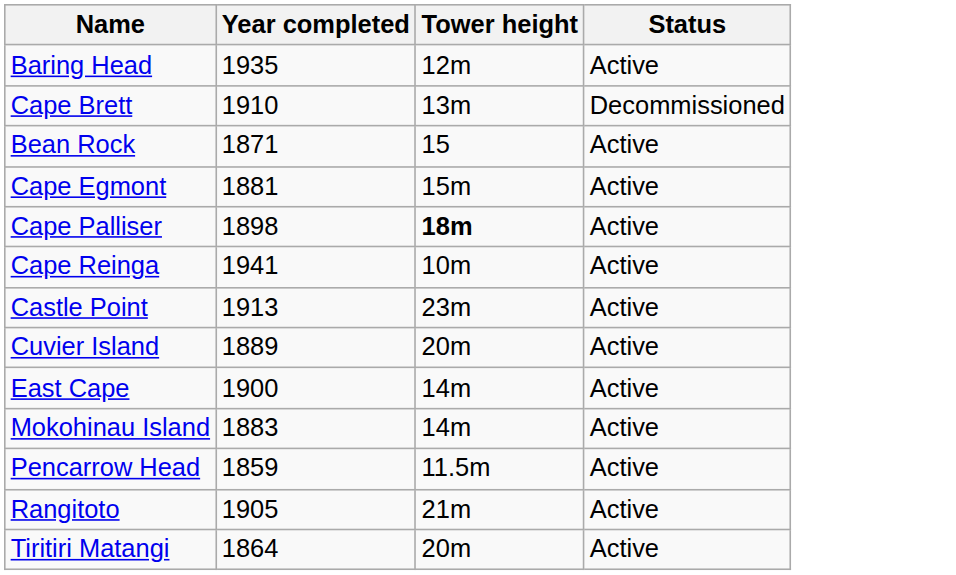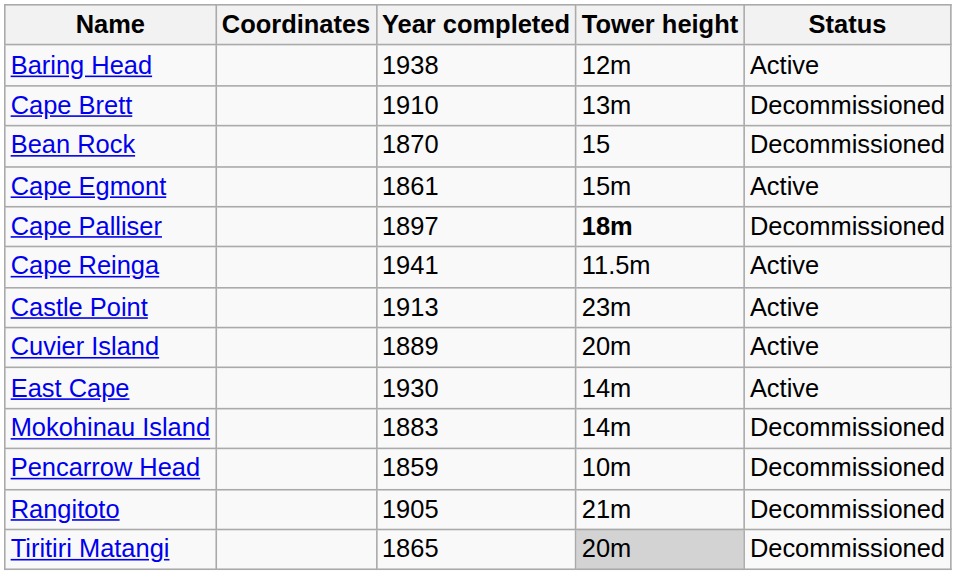+ column: (296, 24)
(250, 65) 1935 -> (410, 65) 1938
(250, 145) 1871 -> (410, 145) 1870
(624, 145) Active -> (847, 145) Decommissioned
(250, 186) 1881 -> (410, 186) 1861
(250, 226) 1898 -> (410, 226) 1897
(624, 226) Active -> (847, 226) Decommissioned
(446, 266) 10m -> (616, 266) 11.5m
(250, 387) 1900 -> (410, 387) 1930
(624, 428) Active -> (847, 428) Decommissioned
(456, 468) 11.5m -> (606, 468) 10m
(624, 468) Active -> (847, 468) Decommissioned
(624, 508) Active -> (847, 508) Decommissioned
(250, 549) 1864 -> (410, 549) 1865
(446, 549) no background -> (606, 549) lightgrey background
(624, 549) Active -> (847, 549) Decommissioned
